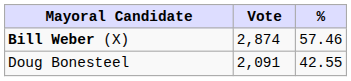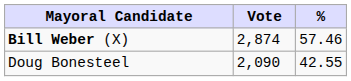(259, 63) 2,091 -> (259, 63) 2,090
